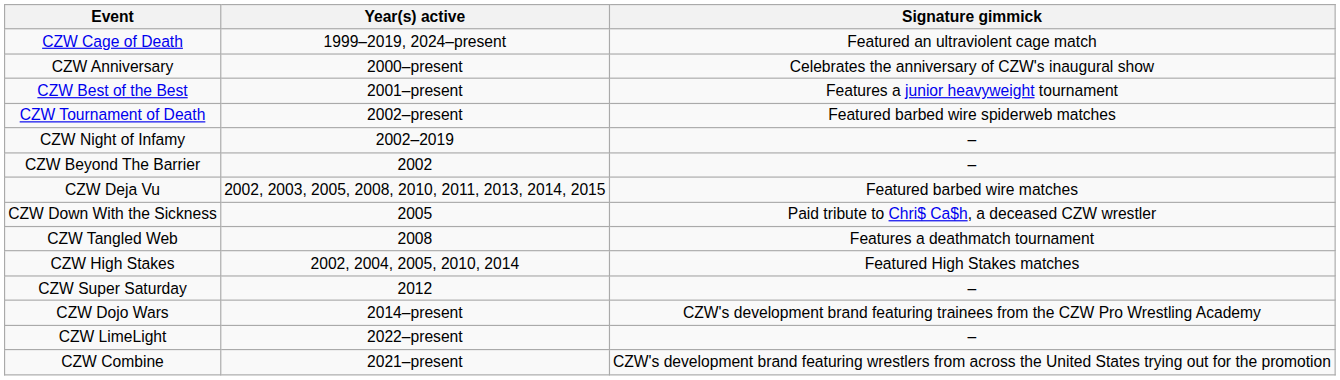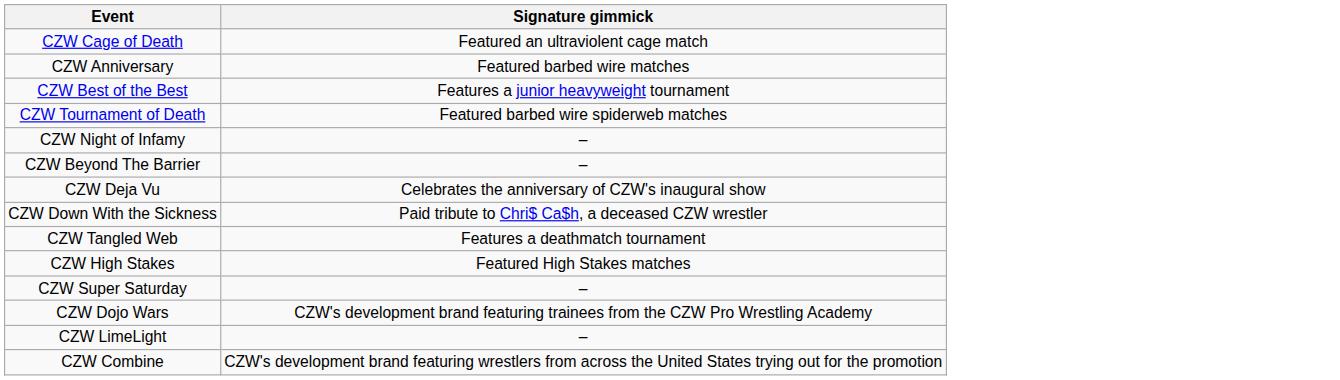- column: (415, 16)
(972, 66) Celebrates the anniversary of CZW's inaugural show -> (583, 66) Featured barbed wire matches
(972, 189) Featured barbed wire matches -> (583, 189) Celebrates the anniversary of CZW's inaugural show
